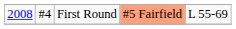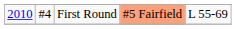(20, 14) 2008 -> (20, 14) 2010
